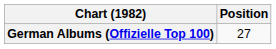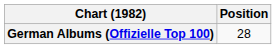(244, 33) 27 -> (244, 33) 28
